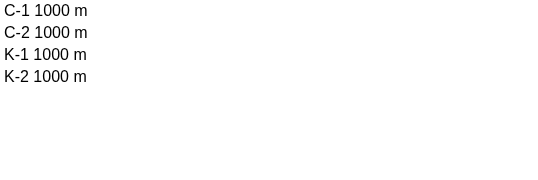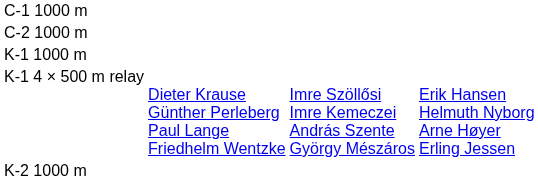+ row: (74, 76)
